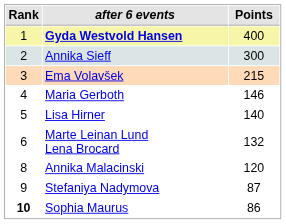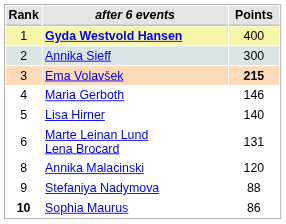(254, 76) normal -> (254, 76) bold
(254, 142) 132 -> (254, 142) 131
(254, 188) 87 -> (254, 188) 88
